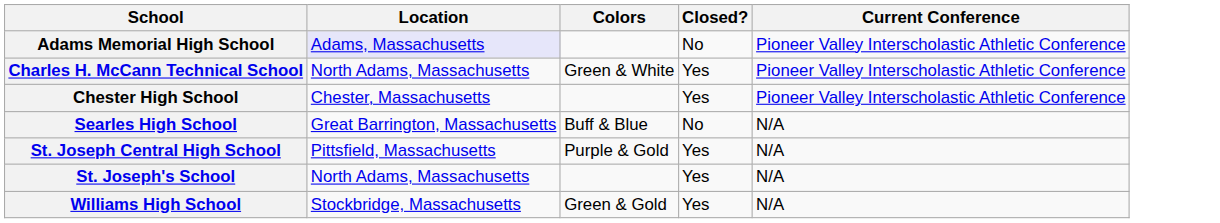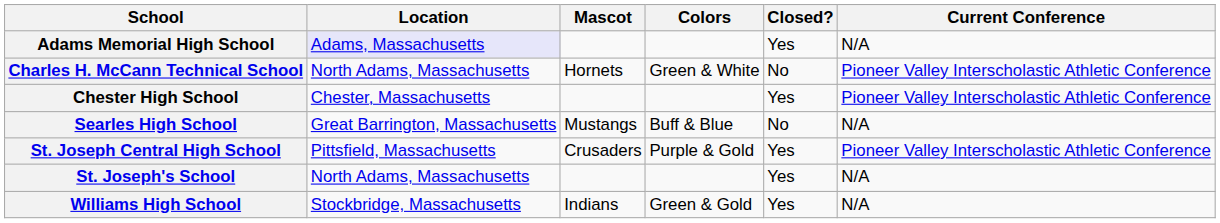+ column: (603, 17)
(693, 44) No -> (781, 44) Yes
(941, 44) Pioneer Valley Interscholastic Athletic Conference -> (855, 44) N/A
(696, 71) Yes -> (778, 71) No
(770, 151) N/A -> (1026, 151) Pioneer Valley Interscholastic Athletic Conference
